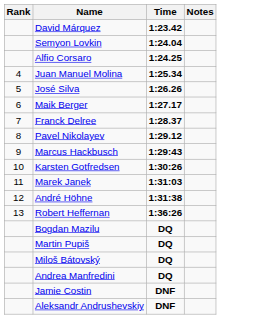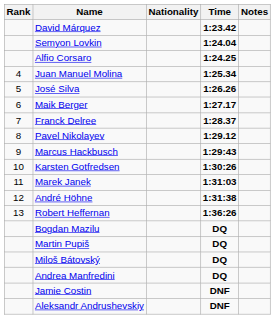+ column: (173, 12)
